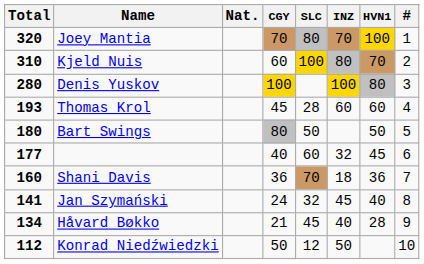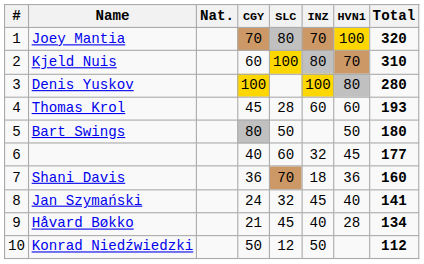columns swapped: (407, 16) <-> (29, 16)
